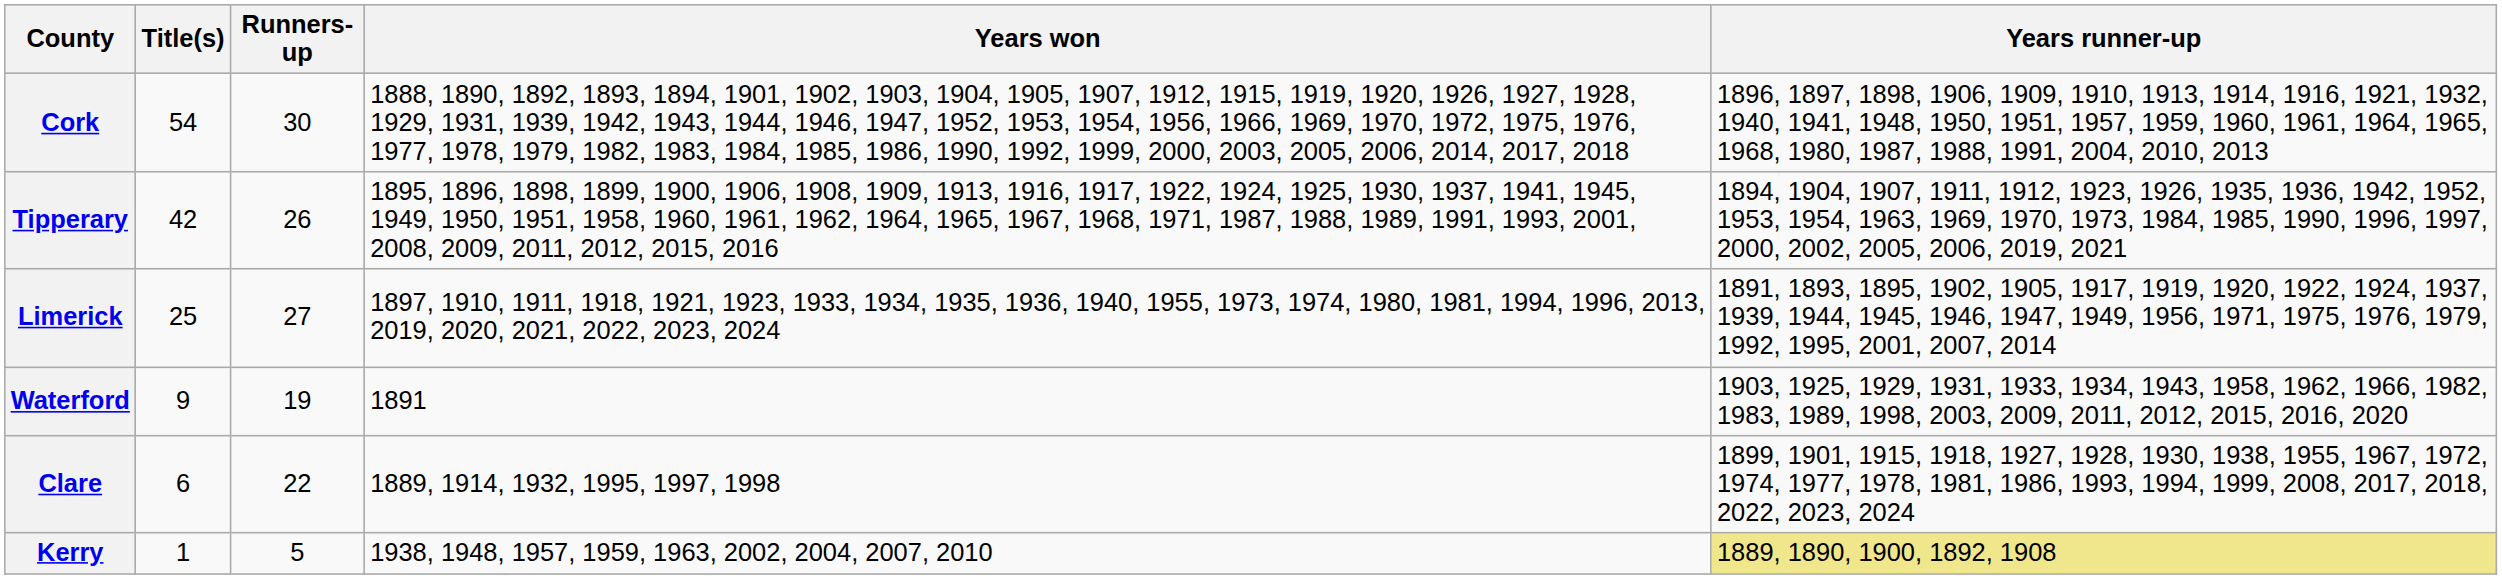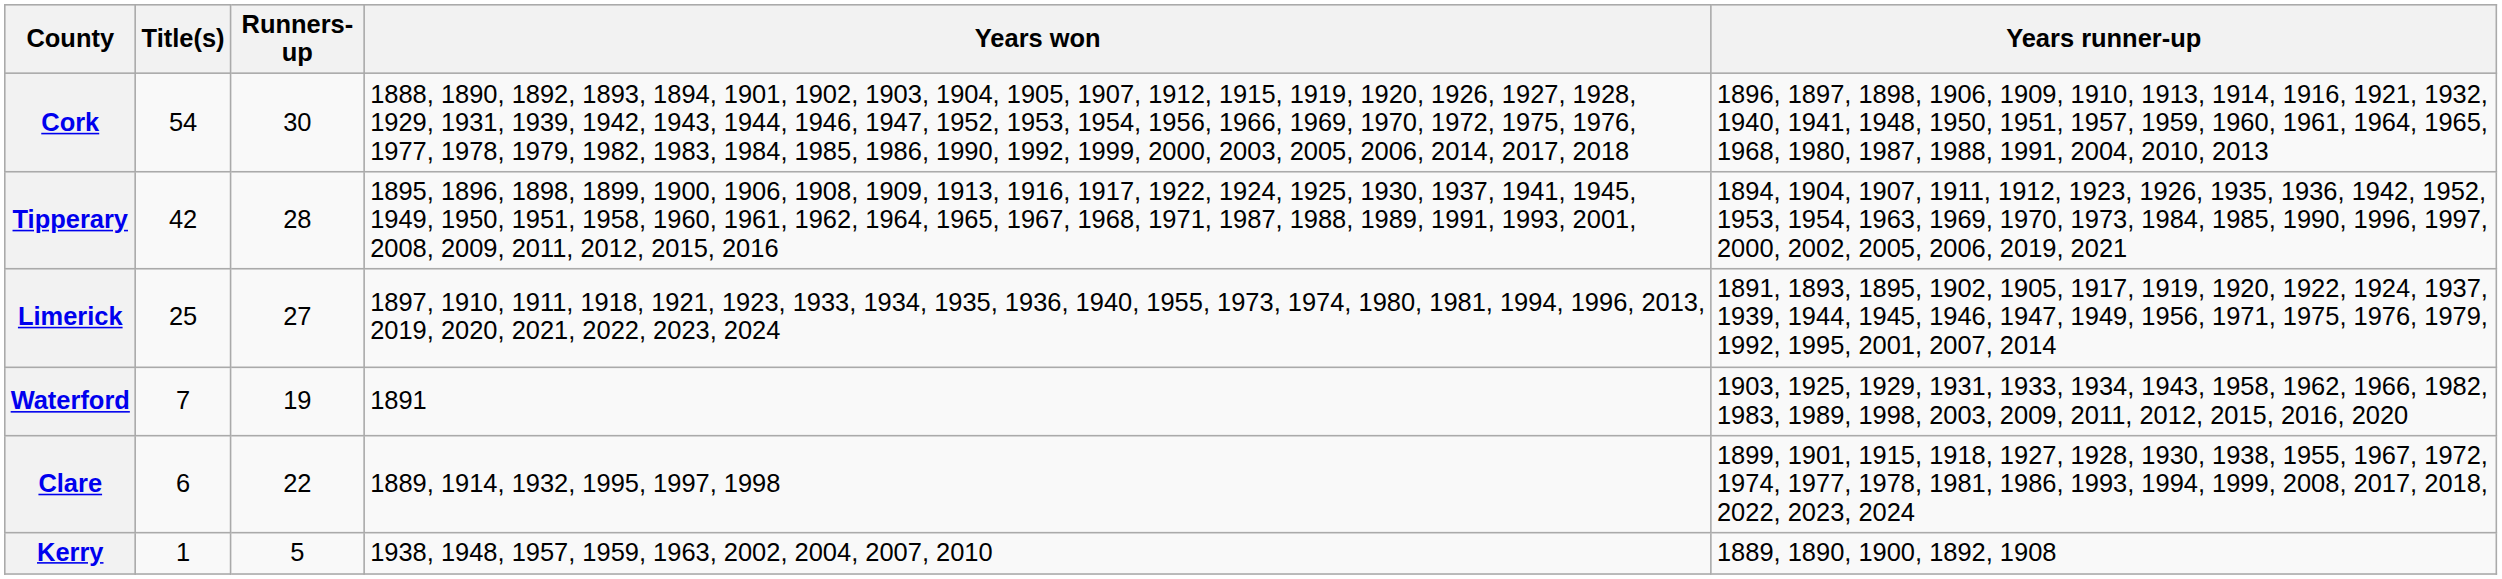(297, 219) 26 -> (297, 219) 28
(183, 400) 9 -> (183, 400) 7
(1887, 552) khaki background -> (1887, 552) no background
